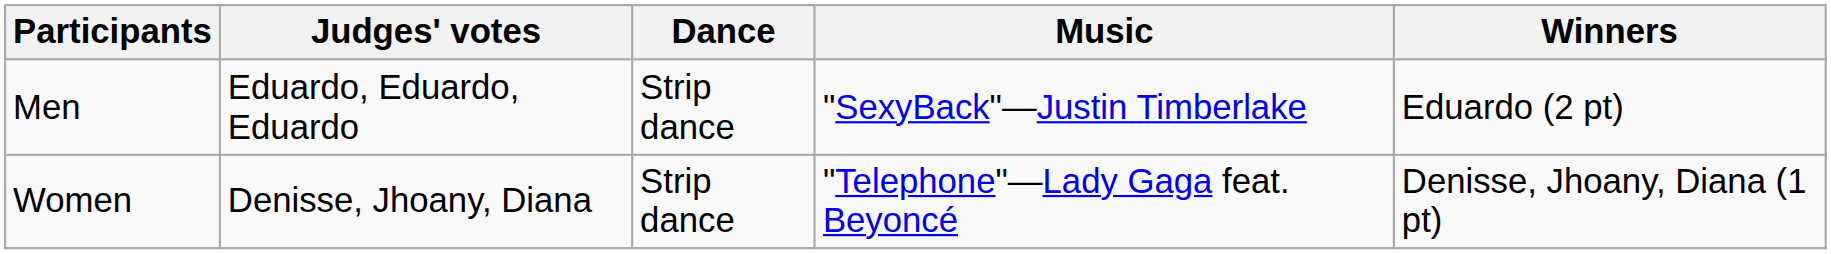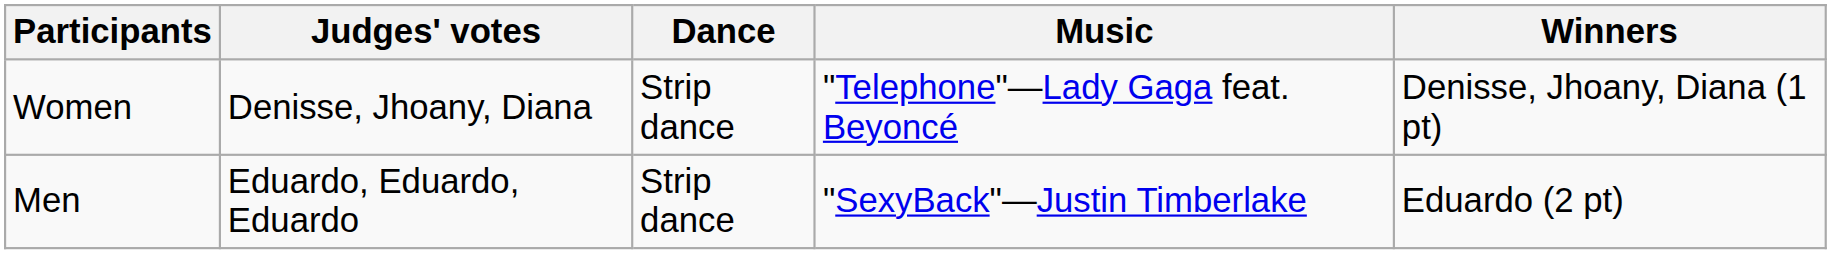rows swapped: (73, 200) <-> (47, 106)
